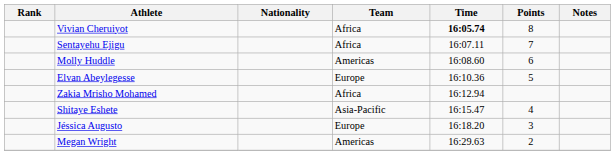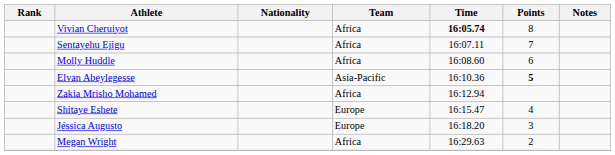(354, 61) Americas -> (348, 61) Africa
(350, 77) Europe -> (360, 77) Asia-Pacific
(531, 77) normal -> (531, 77) bold
(360, 110) Asia-Pacific -> (350, 110) Europe
(354, 142) Americas -> (348, 142) Africa
